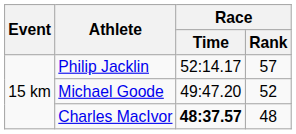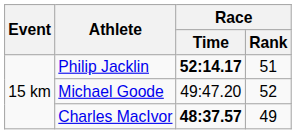(211, 67) normal -> (211, 67) bold
(268, 67) 57 -> (268, 67) 51
(268, 117) 48 -> (268, 117) 49
